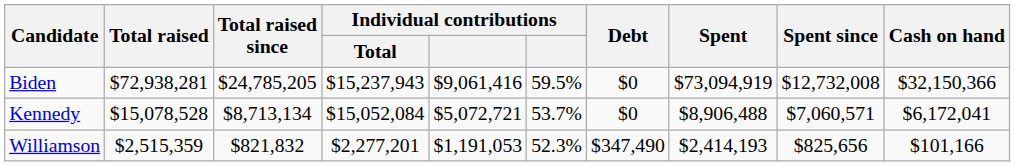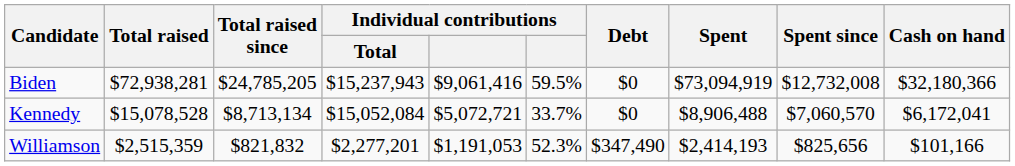(947, 82) $32,150,366 -> (947, 82) $32,180,366
(557, 113) 53.7% -> (557, 113) 33.7%
(831, 113) $7,060,571 -> (831, 113) $7,060,570
